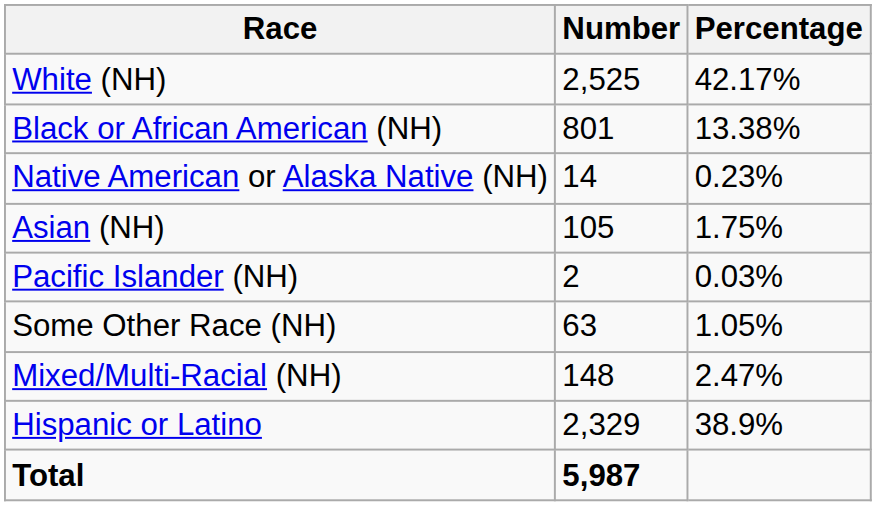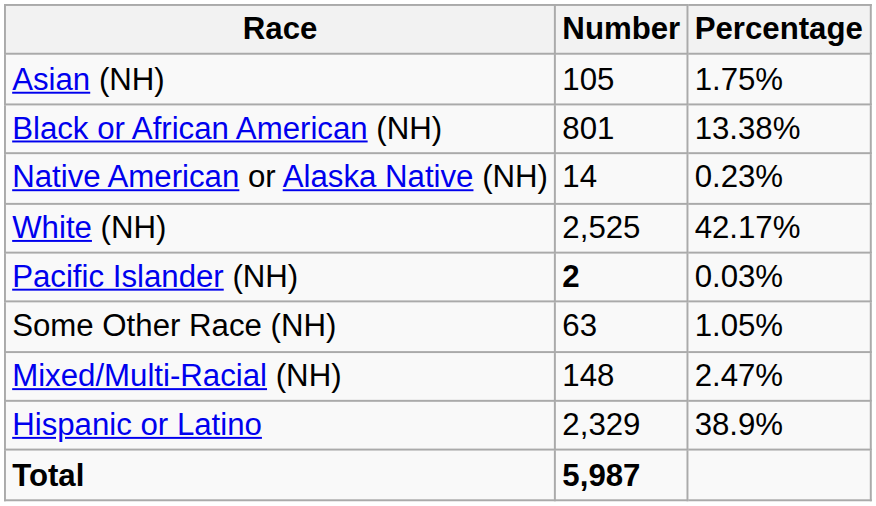rows swapped: (89, 78) <-> (88, 227)
(571, 276) normal -> (571, 276) bold
